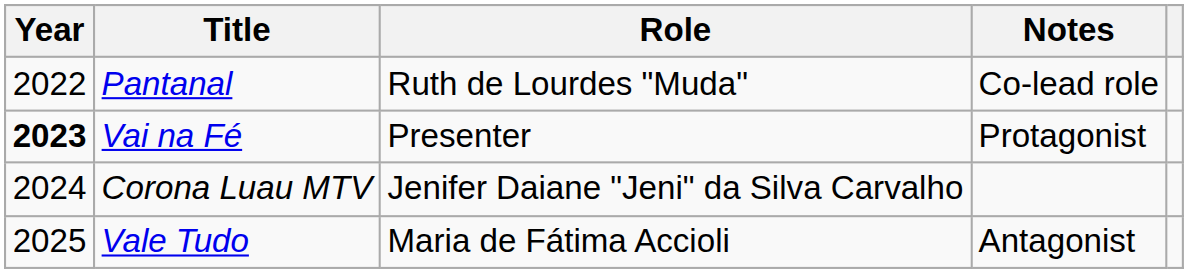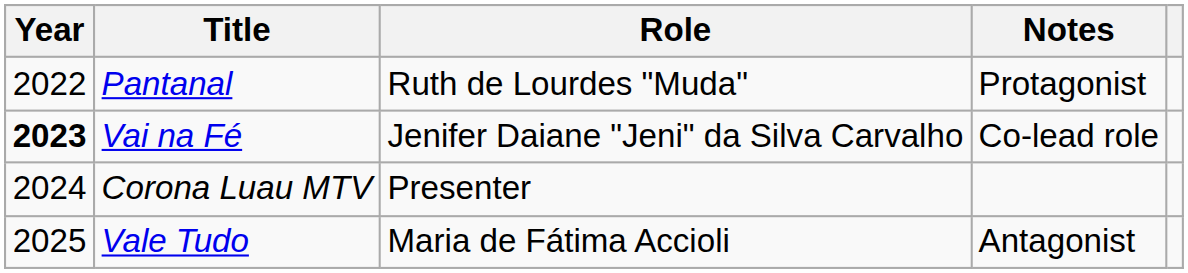(1069, 83) Co-lead role -> (1062, 83) Protagonist
(459, 135) Presenter -> (675, 135) Jenifer Daiane "Jeni" da Silva Carvalho
(1062, 135) Protagonist -> (1069, 135) Co-lead role
(675, 188) Jenifer Daiane "Jeni" da Silva Carvalho -> (459, 188) Presenter
